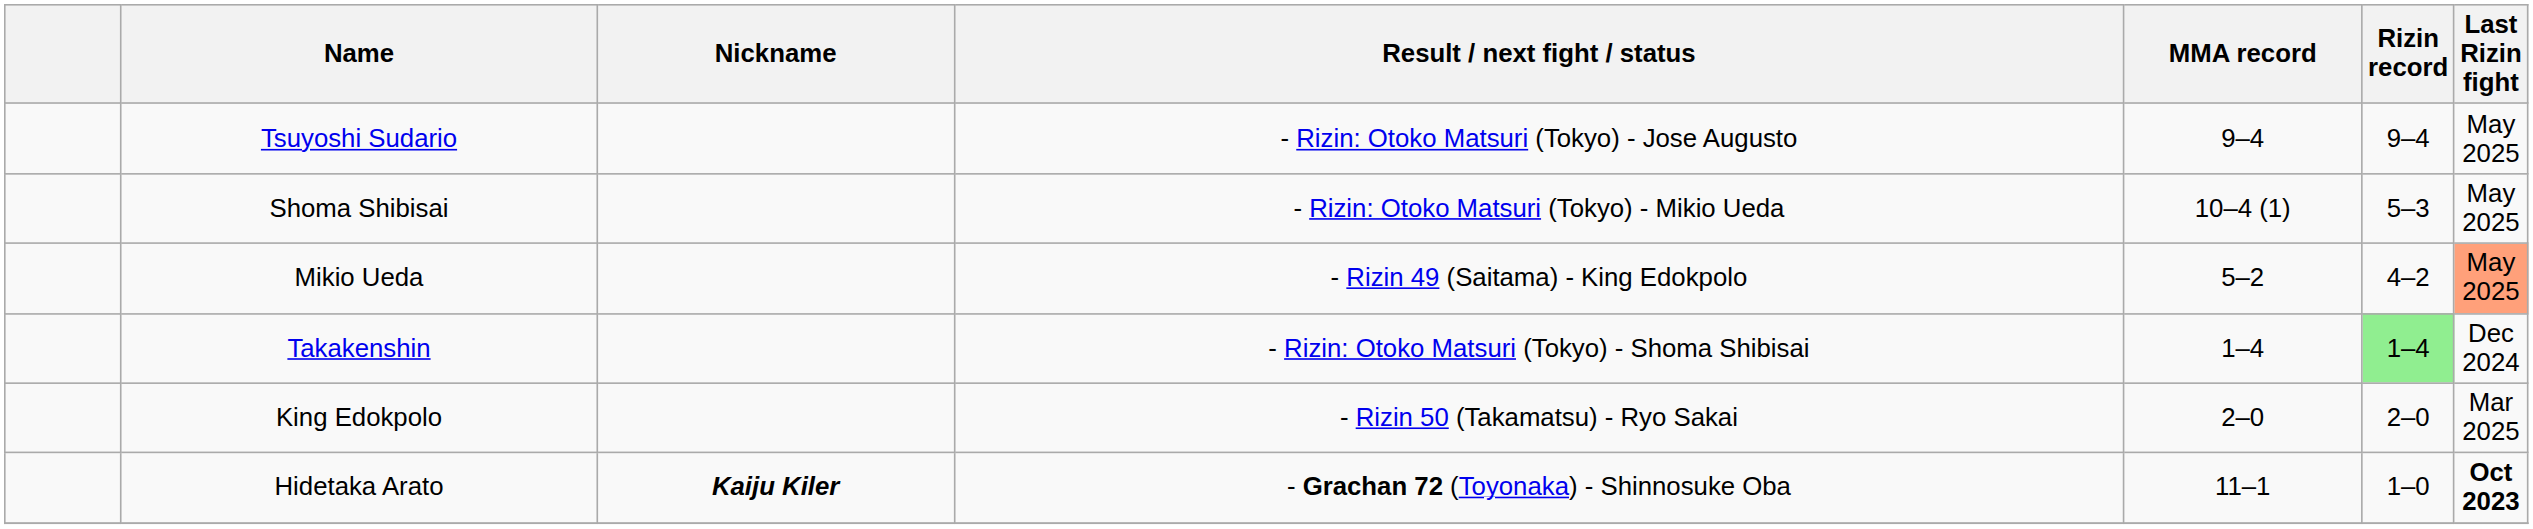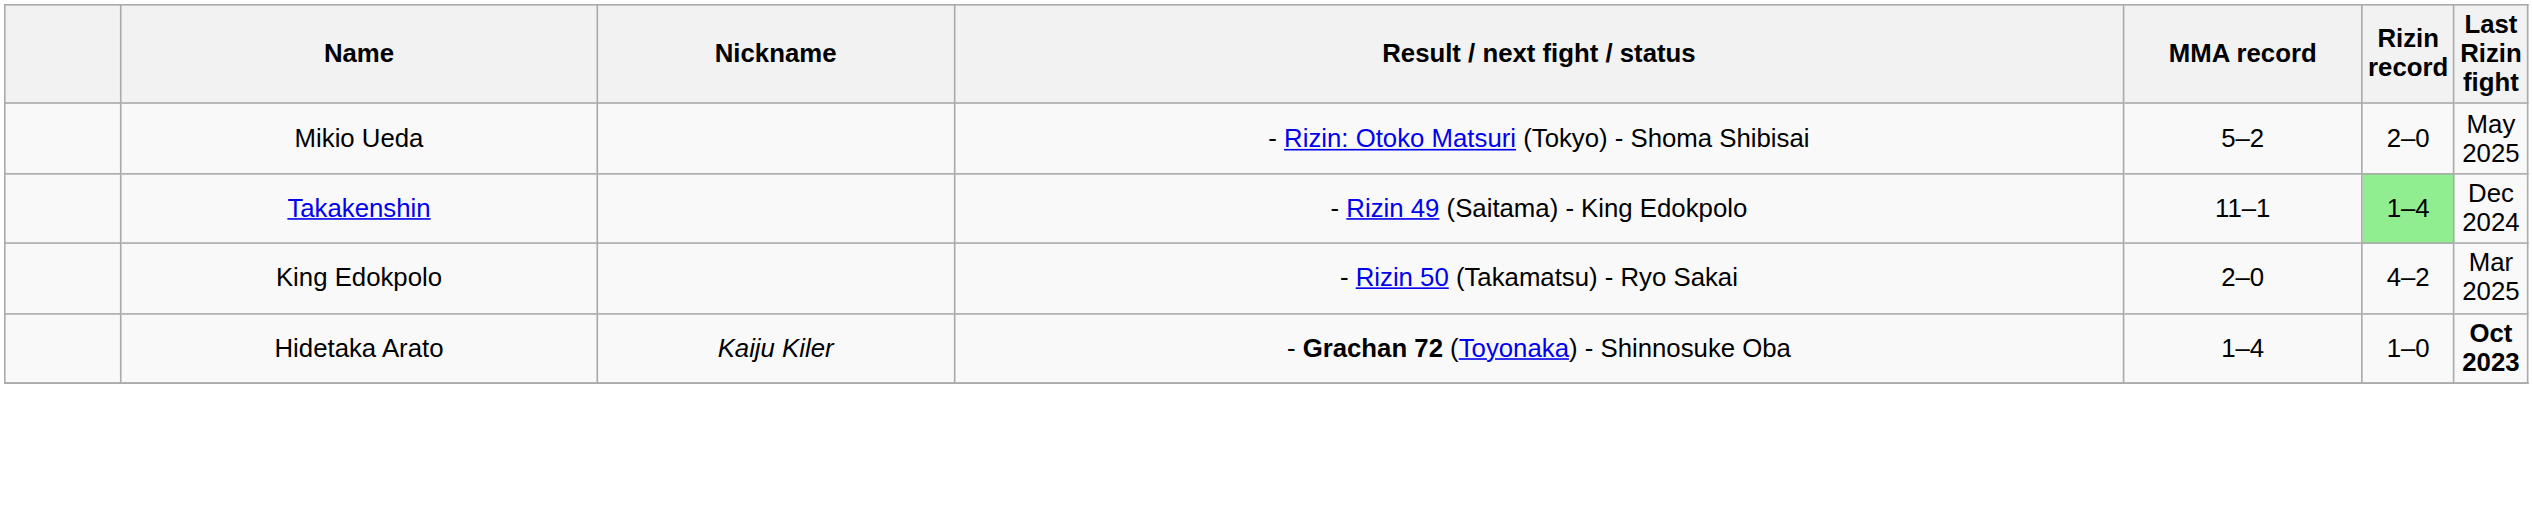- row: (359, 138)
- row: (359, 208)
(1539, 277) - Rizin 49 (Saitama) - King Edokpolo -> (1539, 138) - Rizin: Otoko Matsuri (Tokyo) - Shoma Shibisai
(2408, 277) 4–2 -> (2408, 138) 2–0
(2491, 277) lightsalmon background -> (2491, 138) no background
(1539, 347) - Rizin: Otoko Matsuri (Tokyo) - Shoma Shibisai -> (1539, 208) - Rizin 49 (Saitama) - King Edokpolo
(2243, 347) 1–4 -> (2243, 208) 11–1
(2408, 417) 2–0 -> (2408, 277) 4–2
(776, 487) bold -> (776, 347) normal
(2243, 487) 11–1 -> (2243, 347) 1–4
